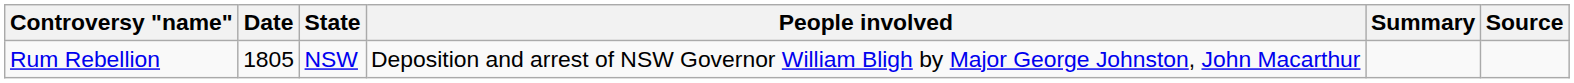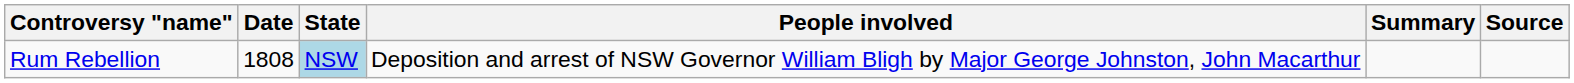(269, 58) 1805 -> (269, 58) 1808
(331, 58) no background -> (331, 58) lightblue background
